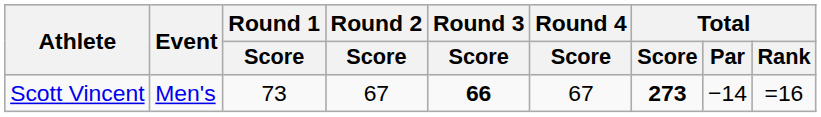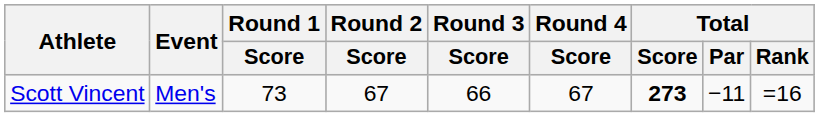(479, 94) bold -> (479, 94) normal
(727, 94) −14 -> (727, 94) −11
